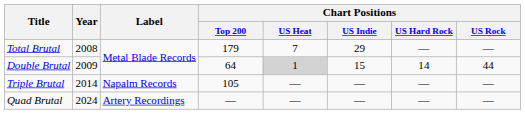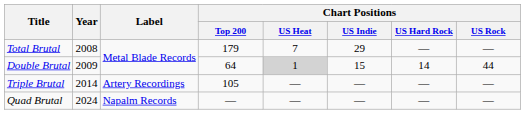(140, 83) Napalm Records -> (144, 83) Artery Recordings
(144, 100) Artery Recordings -> (140, 100) Napalm Records
